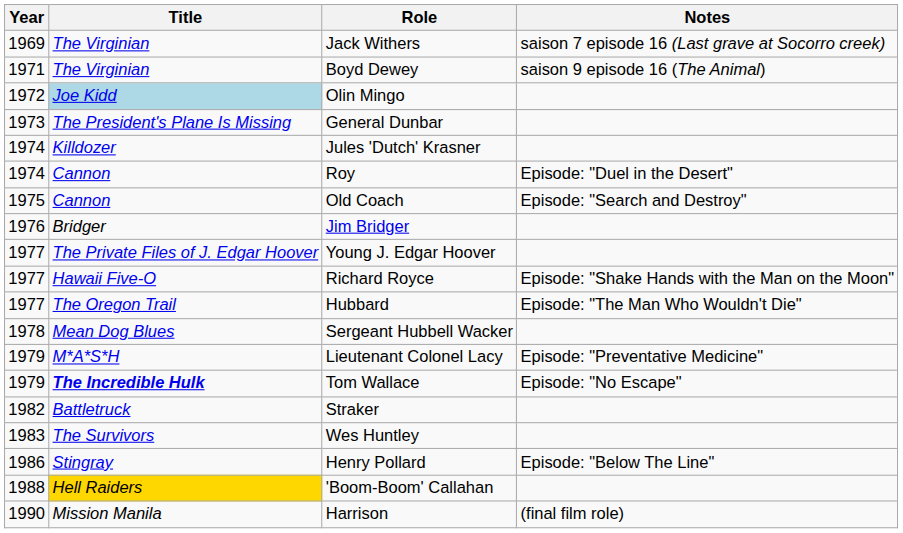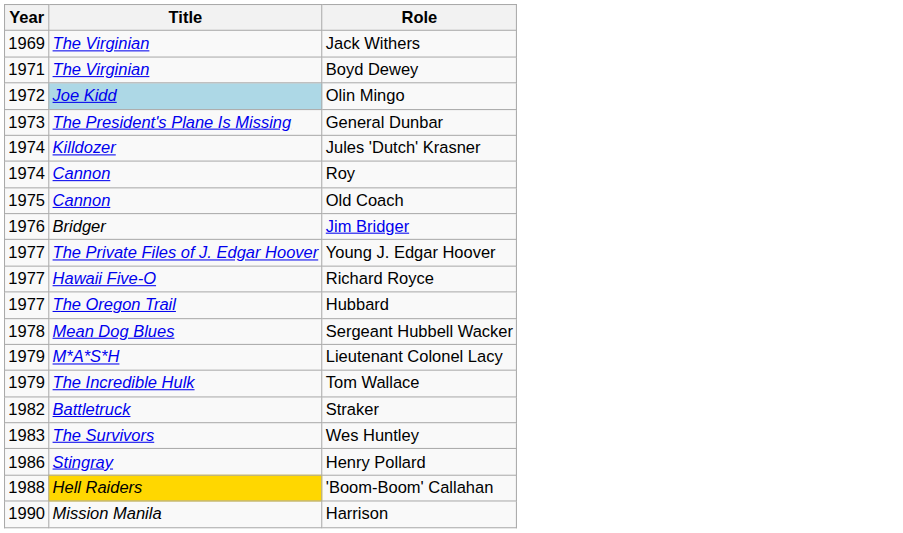- column: (707, 17)
(129, 383) bold -> (124, 383) normal
